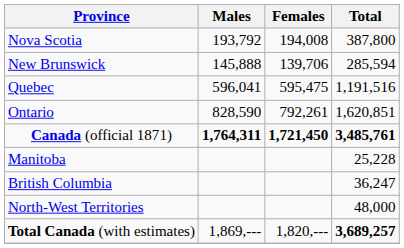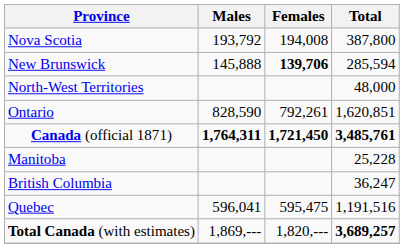(304, 64) normal -> (304, 64) bold
rows swapped: (31, 87) <-> (76, 207)
